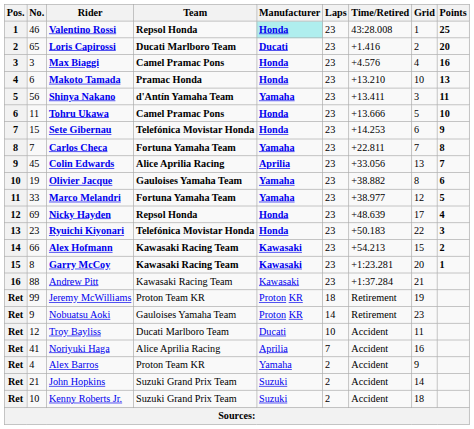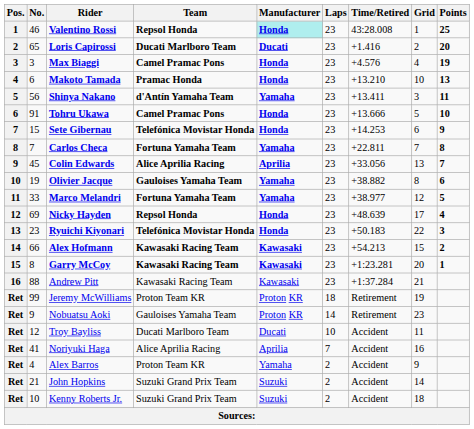(445, 63) 16 -> (445, 63) 19
(34, 113) 11 -> (34, 113) 91
